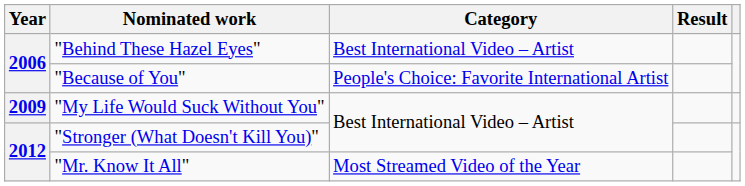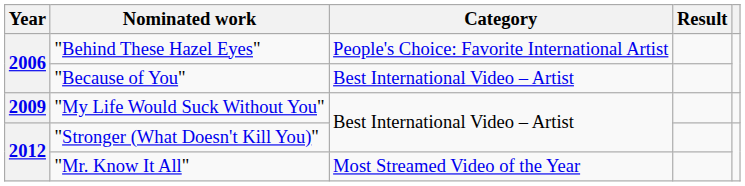(454, 48) Best International Video – Artist -> (501, 48) People's Choice: Favorite International Artist
(501, 78) People's Choice: Favorite International Artist -> (454, 78) Best International Video – Artist
